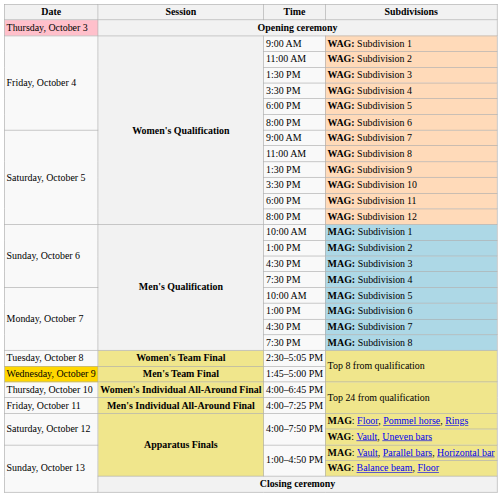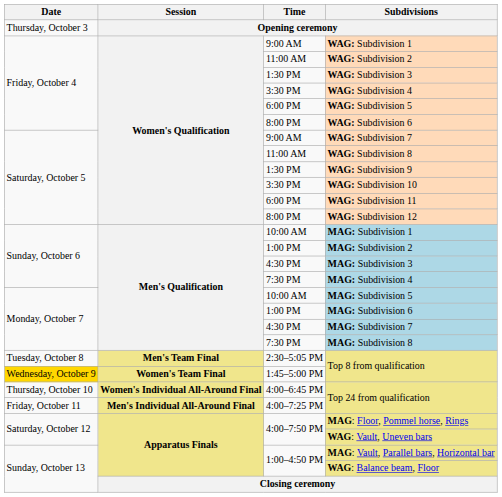(47, 28) pink background -> (47, 28) no background
(181, 358) Women's Team Final -> (181, 358) Men's Team Final
(181, 374) Men's Team Final -> (181, 374) Women's Team Final
